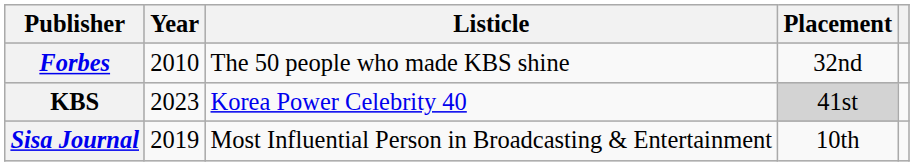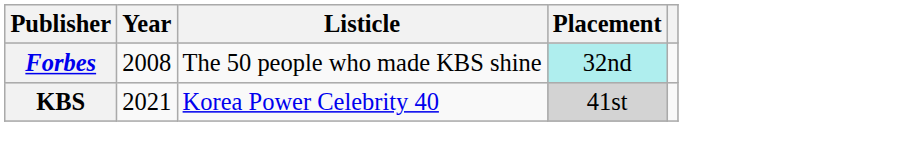(175, 62) 2010 -> (147, 62) 2008
(838, 62) no background -> (607, 62) paleturquoise background
(175, 101) 2023 -> (147, 101) 2021
- row: (75, 140)
